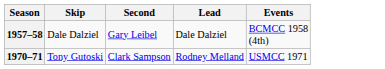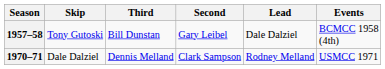+ column: (141, 12)
(73, 34) Dale Dalziel -> (75, 34) Tony Gutoski
(75, 56) Tony Gutoski -> (73, 56) Dale Dalziel
